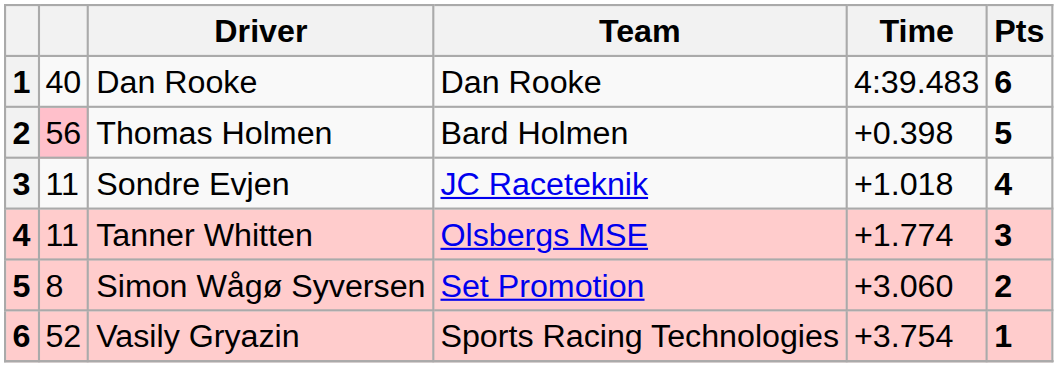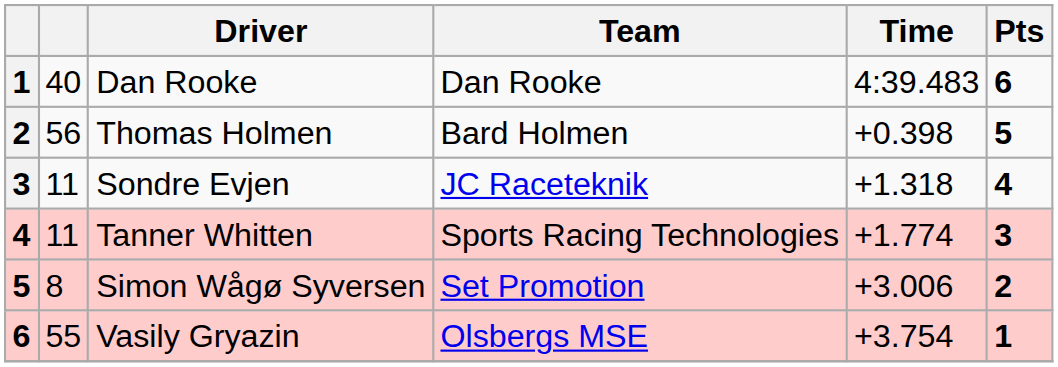(63, 133) pink background -> (63, 133) no background
(904, 184) +1.018 -> (904, 184) +1.318
(544, 235) Olsbergs MSE -> (640, 235) Sports Racing Technologies
(904, 286) +3.060 -> (904, 286) +3.006
(63, 337) 52 -> (63, 337) 55
(640, 337) Sports Racing Technologies -> (544, 337) Olsbergs MSE
